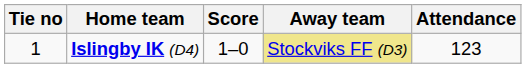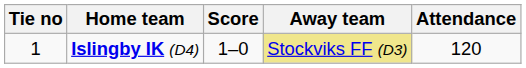(466, 48) 123 -> (466, 48) 120
